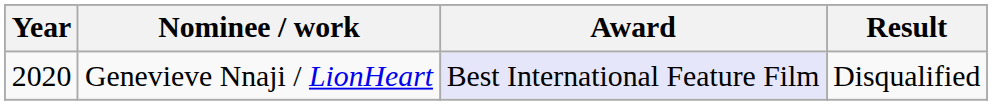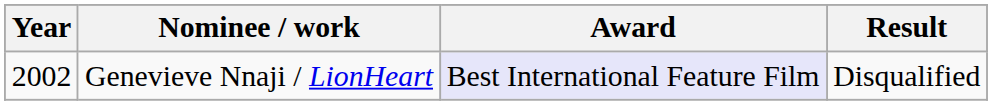(42, 75) 2020 -> (42, 75) 2002
